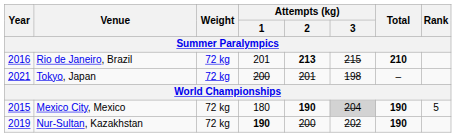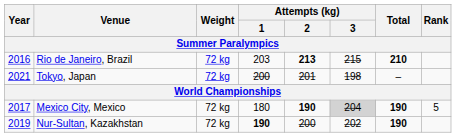(262, 60) 201 -> (262, 60) 203
(19, 108) 2015 -> (19, 108) 2017
